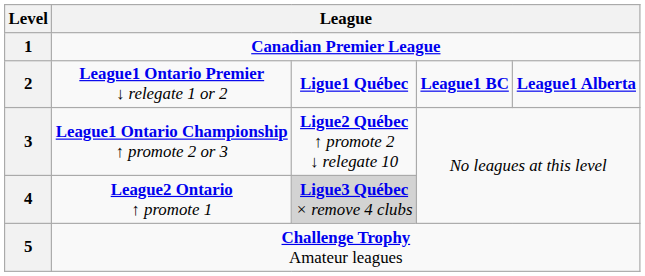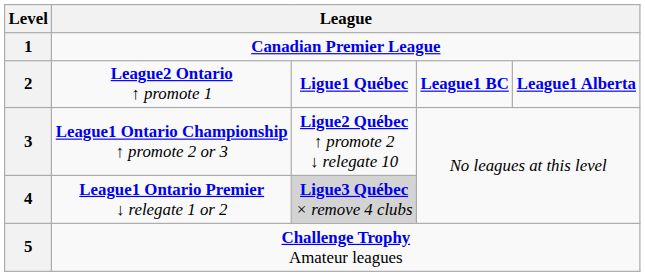(172, 84) League1 Ontario Premier ↓ relegate 1 or 2 -> (172, 84) League2 Ontario ↑ promote 1
(172, 199) League2 Ontario ↑ promote 1 -> (172, 199) League1 Ontario Premier ↓ relegate 1 or 2
